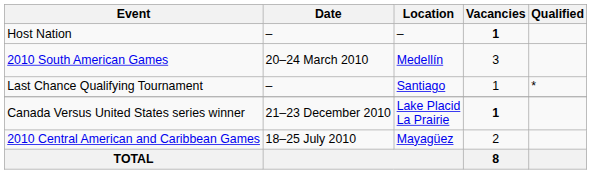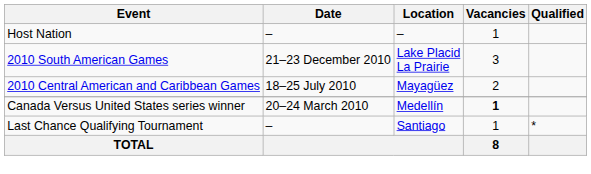(496, 33) bold -> (496, 33) normal
(317, 60) 20–24 March 2010 -> (328, 60) 21–23 December 2010
(420, 60) Medellín -> (428, 60) Lake Placid La Prairie
rows swapped: (134, 139) <-> (105, 86)
(328, 113) 21–23 December 2010 -> (317, 106) 20–24 March 2010
(428, 113) Lake Placid La Prairie -> (420, 106) Medellín
